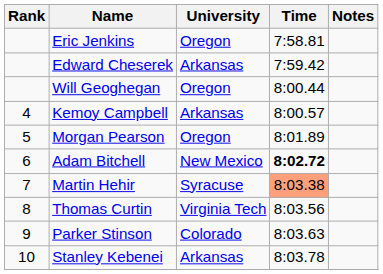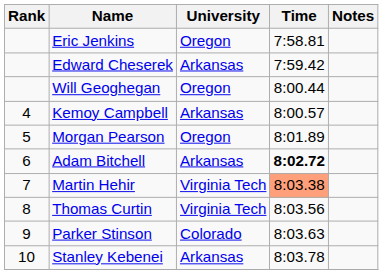(221, 161) New Mexico -> (212, 161) Arkansas
(212, 185) Syracuse -> (223, 185) Virginia Tech
